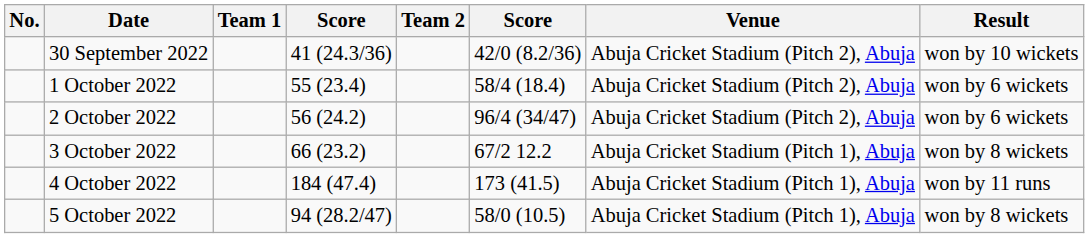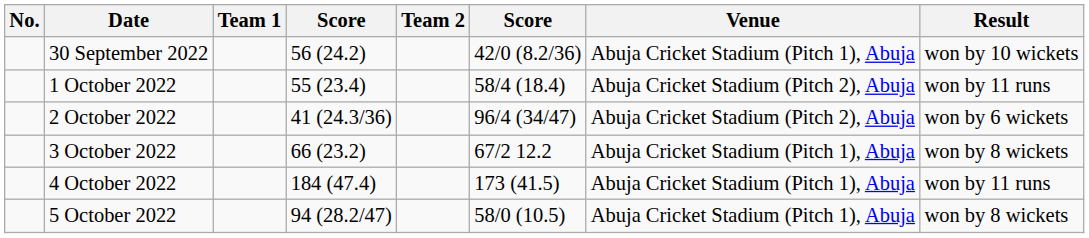(341, 53) 41 (24.3/36) -> (328, 53) 56 (24.2)
(753, 53) Abuja Cricket Stadium (Pitch 2), Abuja -> (753, 53) Abuja Cricket Stadium (Pitch 1), Abuja
(996, 85) won by 6 wickets -> (987, 85) won by 11 runs
(328, 118) 56 (24.2) -> (341, 118) 41 (24.3/36)
